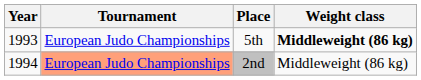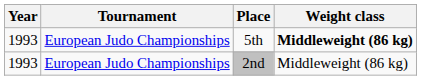(23, 63) 1994 -> (23, 63) 1993
(137, 63) lightsalmon background -> (137, 63) no background
